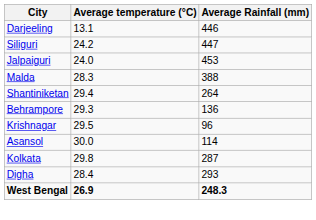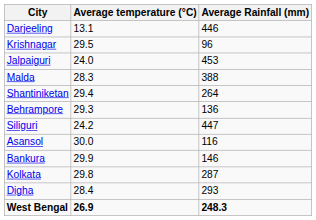rows swapped: (22, 45) <-> (31, 126)
(210, 142) 114 -> (210, 142) 116
+ row: (26, 158)
